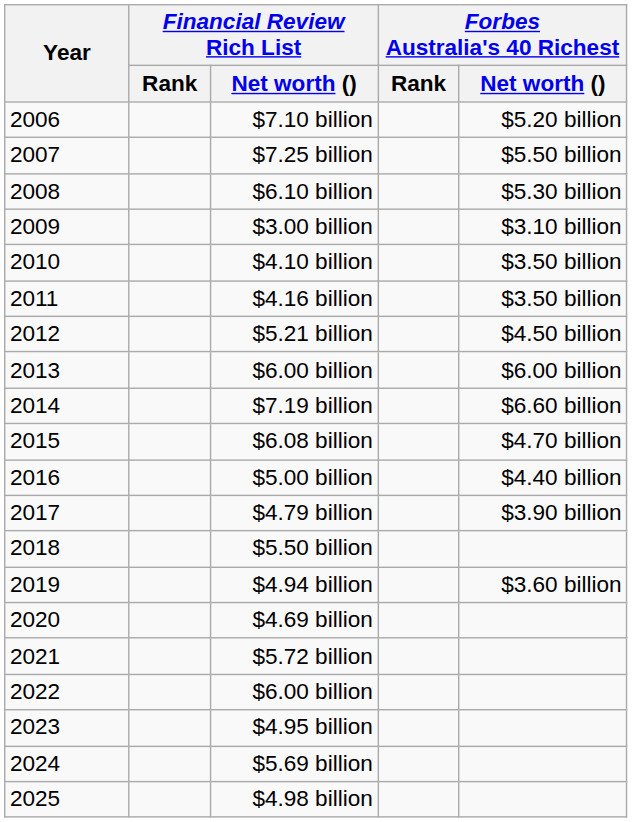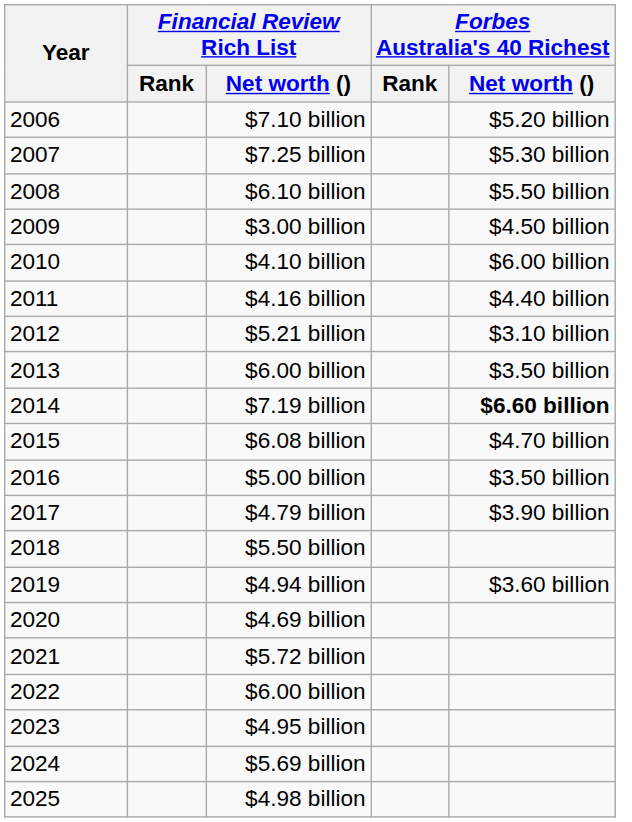(561, 155) $5.50 billion -> (549, 155) $5.30 billion
(561, 190) $5.30 billion -> (549, 190) $5.50 billion
(561, 226) $3.10 billion -> (549, 226) $4.50 billion
(561, 262) $3.50 billion -> (549, 262) $6.00 billion
(561, 298) $3.50 billion -> (549, 298) $4.40 billion
(561, 333) $4.50 billion -> (549, 333) $3.10 billion
(561, 369) $6.00 billion -> (549, 369) $3.50 billion
(561, 405) normal -> (545, 405) bold
(561, 477) $4.40 billion -> (549, 477) $3.50 billion
